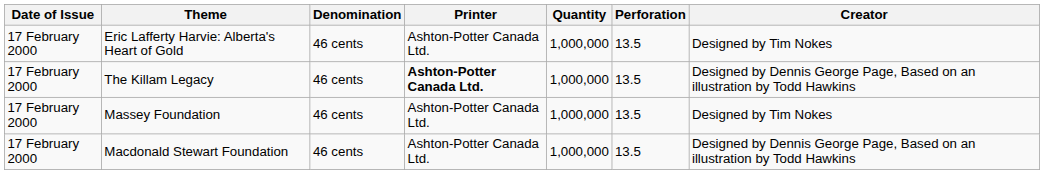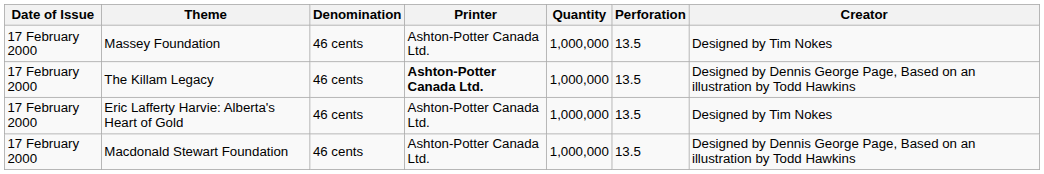rows swapped: (190, 43) <-> (162, 115)
